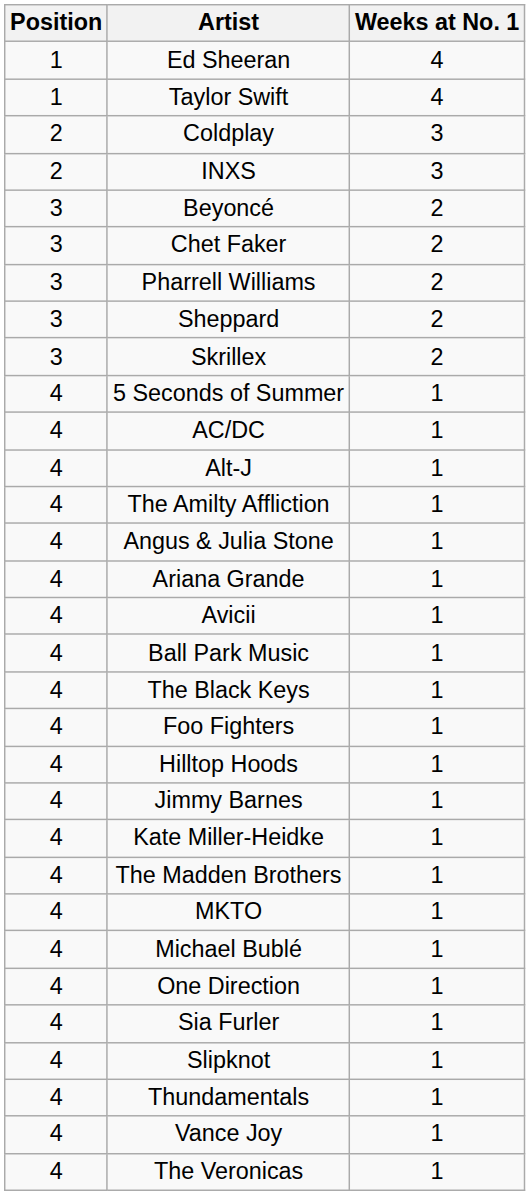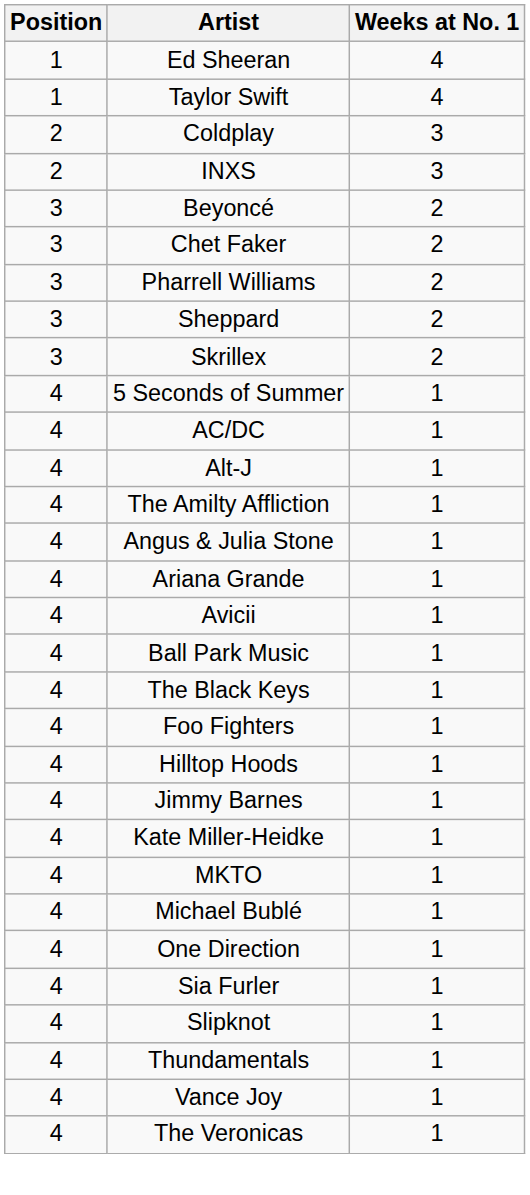- row: (229, 875)
